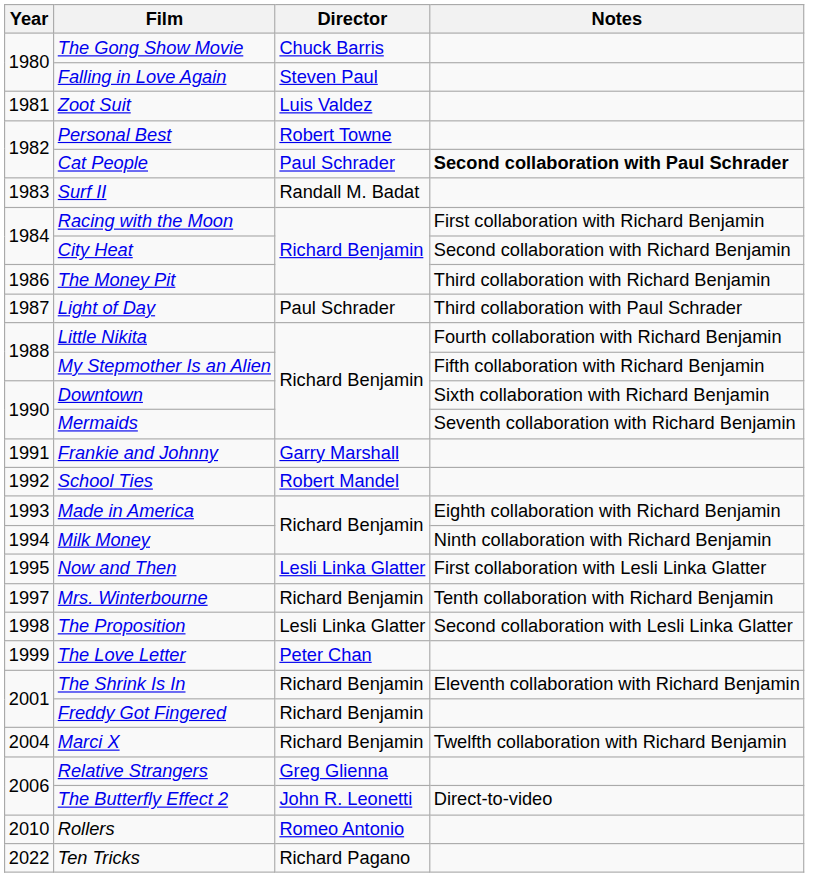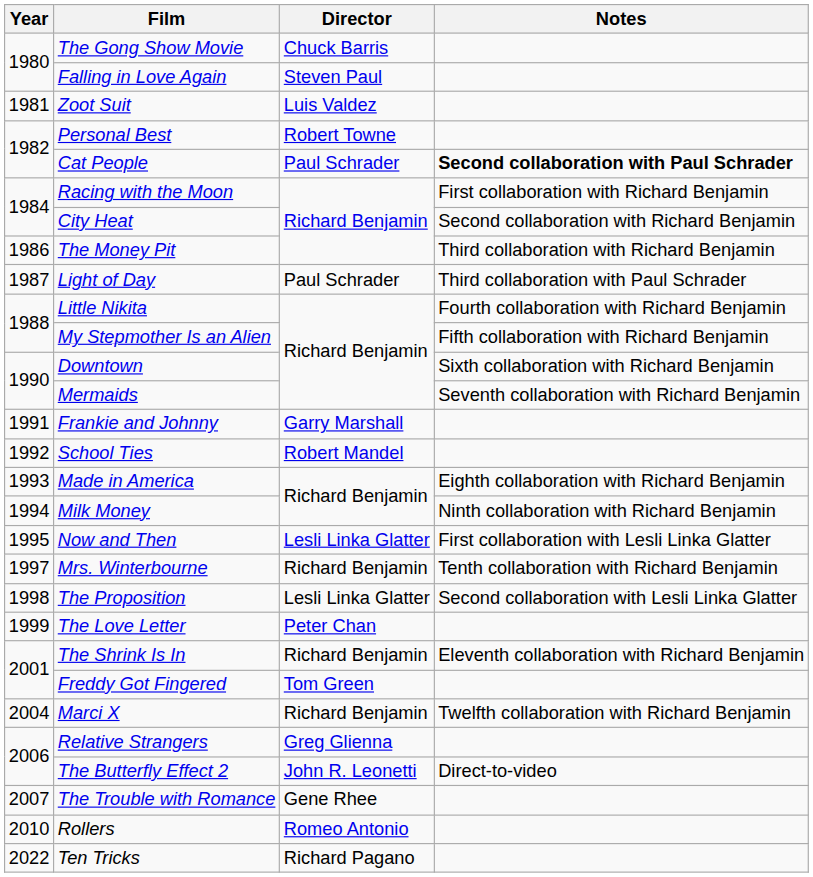- row: (82, 192)
(351, 713) Richard Benjamin -> (329, 684) Tom Green
+ row: (167, 800)
